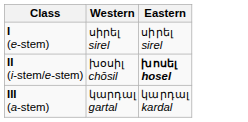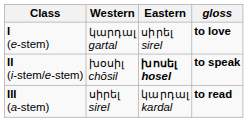+ column: (217, 13)
(104, 38) սիրել sirel -> (112, 38) կարդալ gartal
(112, 101) կարդալ gartal -> (104, 101) սիրել sirel
